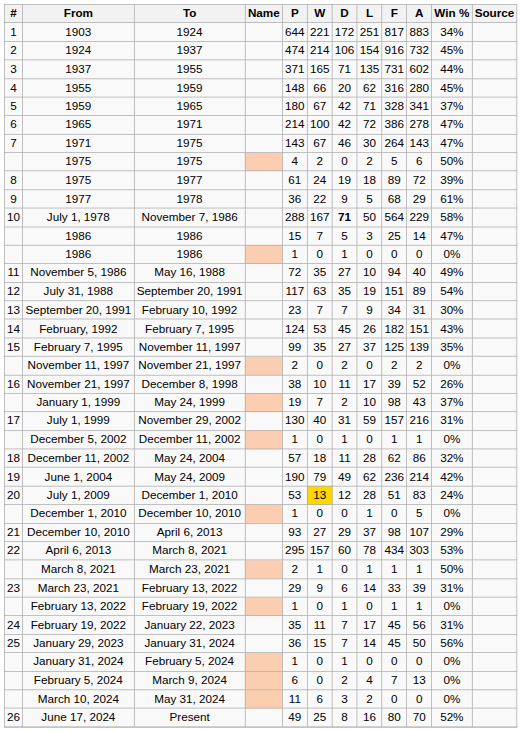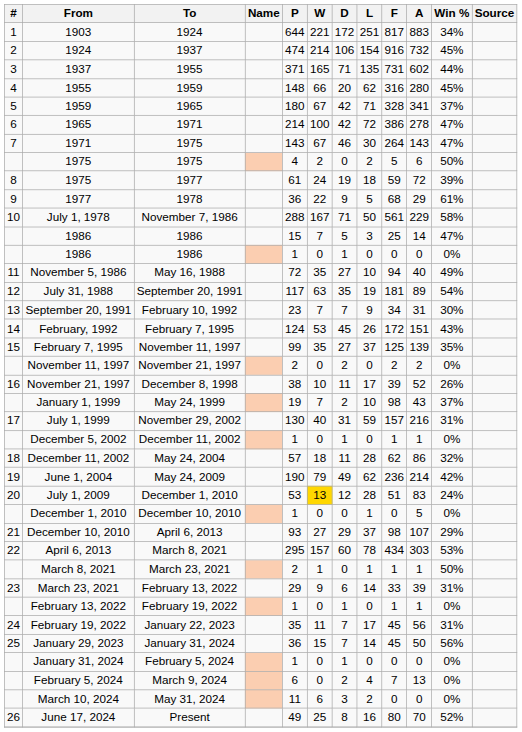(394, 180) 89 -> (394, 180) 59
(345, 217) bold -> (345, 217) normal
(394, 217) 564 -> (394, 217) 561
(394, 291) 151 -> (394, 291) 181
(394, 328) 182 -> (394, 328) 172
